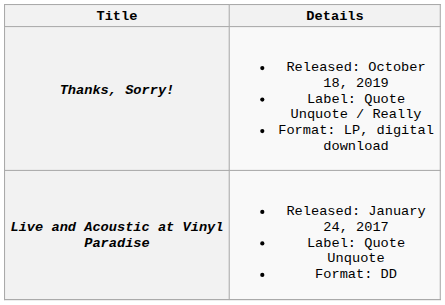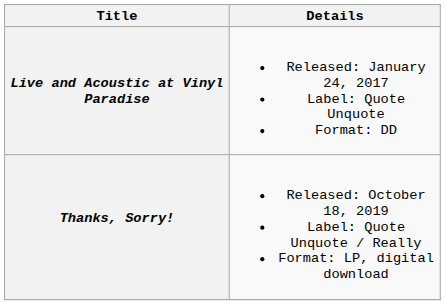rows swapped: (117, 235) <-> (117, 91)
